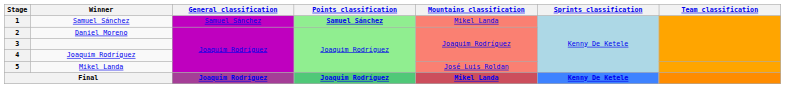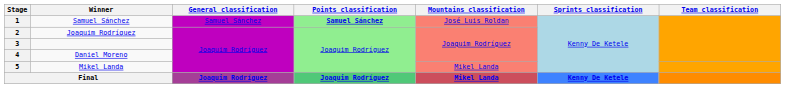(476, 21) Mikel Landa -> (476, 21) José Luis Roldan
(101, 33) Daniel Moreno -> (101, 33) Joaquim Rodríguez
(101, 55) Joaquim Rodríguez -> (101, 55) Daniel Moreno
(476, 67) José Luis Roldan -> (476, 67) Mikel Landa
